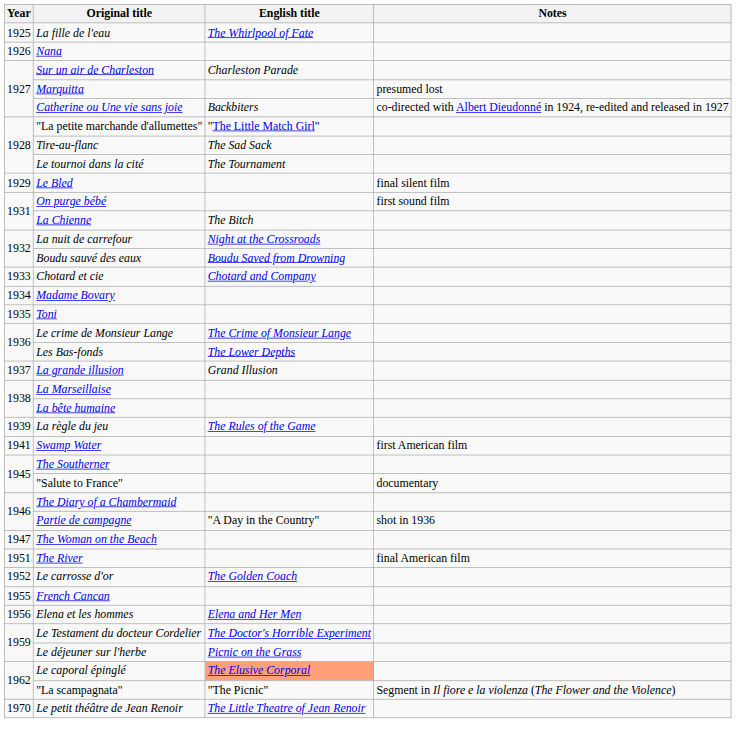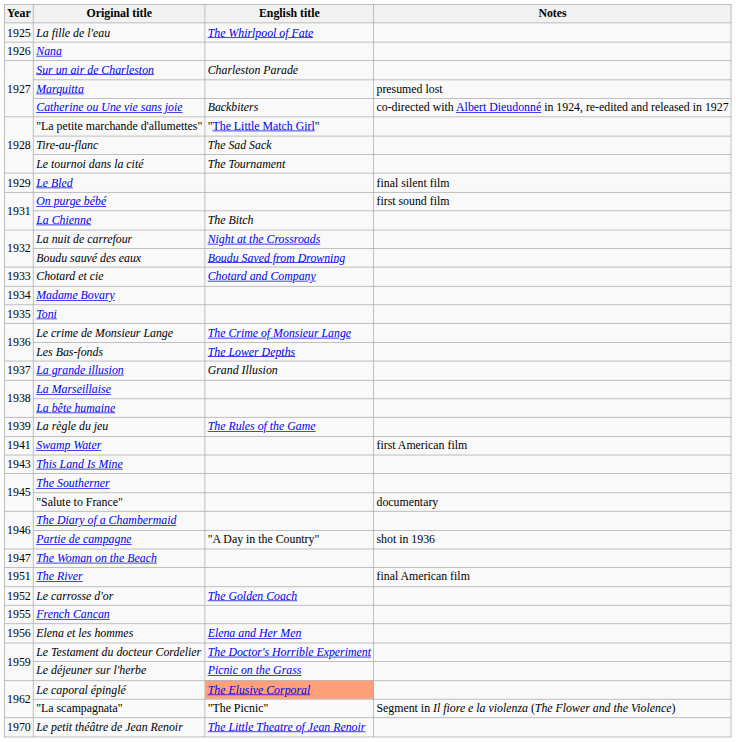+ row: (79, 464)
